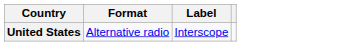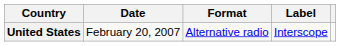+ column: (133, 13)
